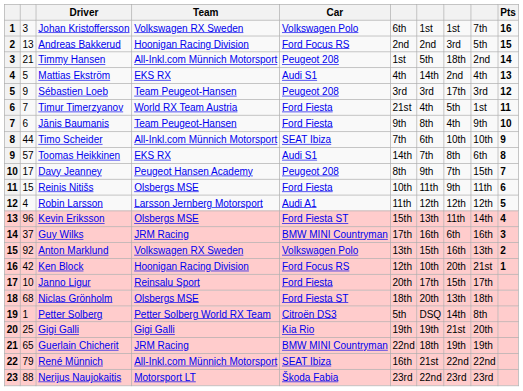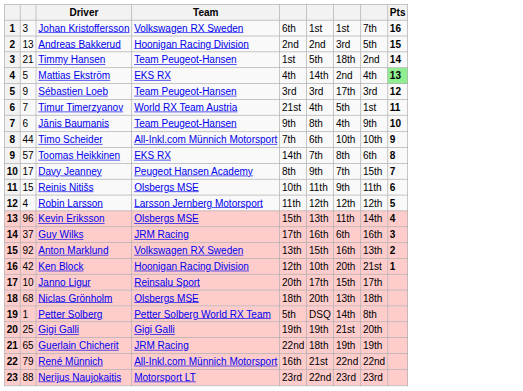- column: (335, 12)
(206, 60) All-Inkl.com Münnich Motorsport -> (185, 60) Team Peugeot-Hansen
(506, 76) no background -> (395, 76) lightgreen background
